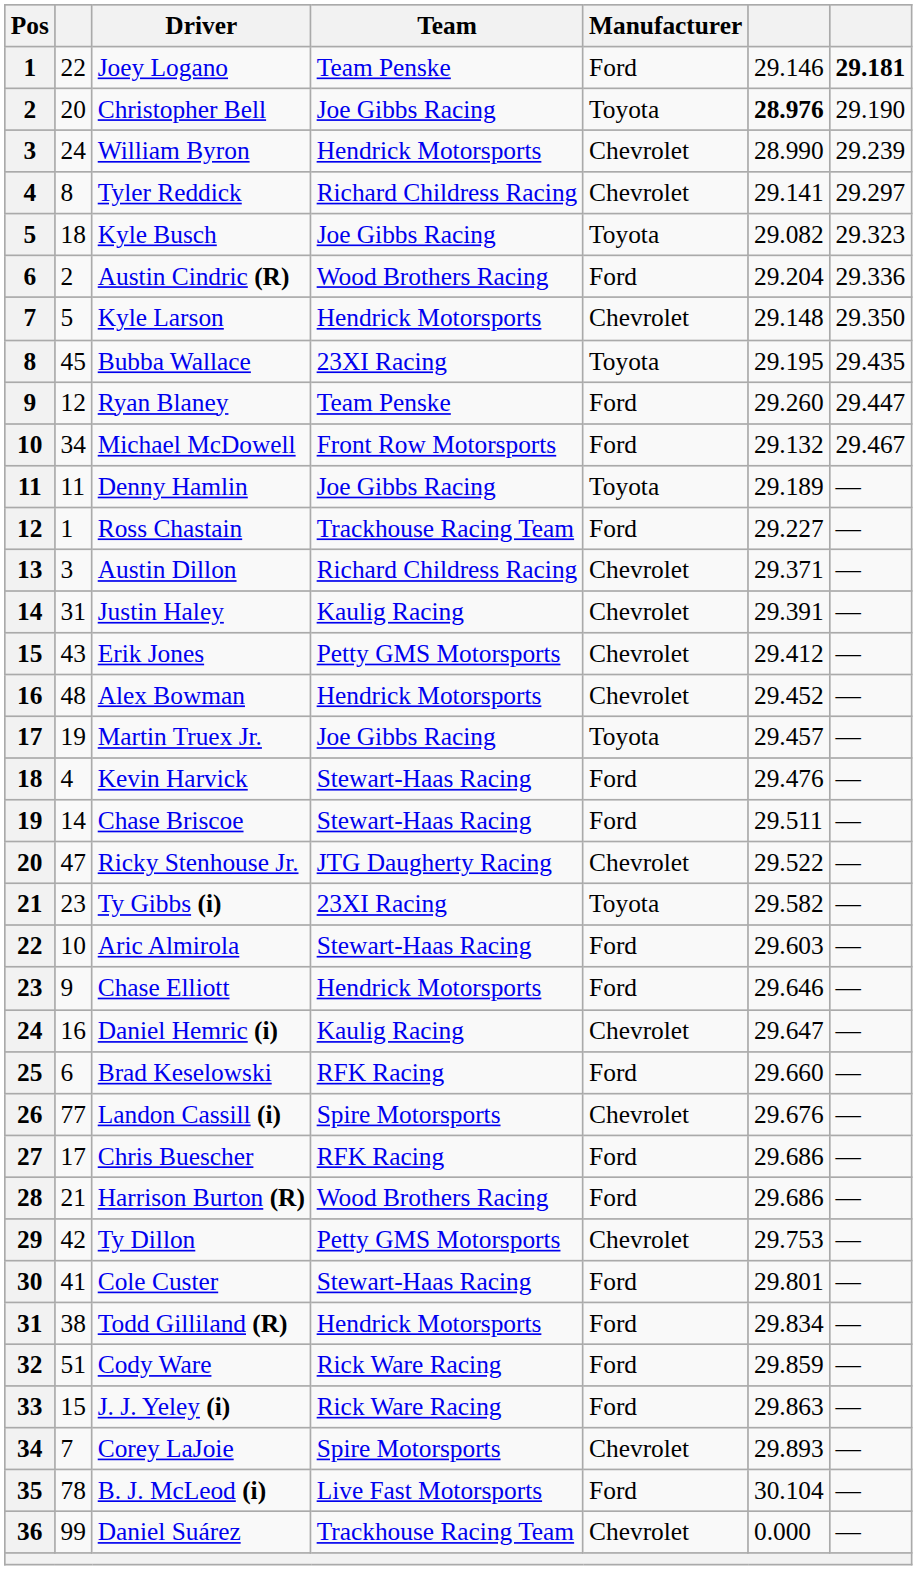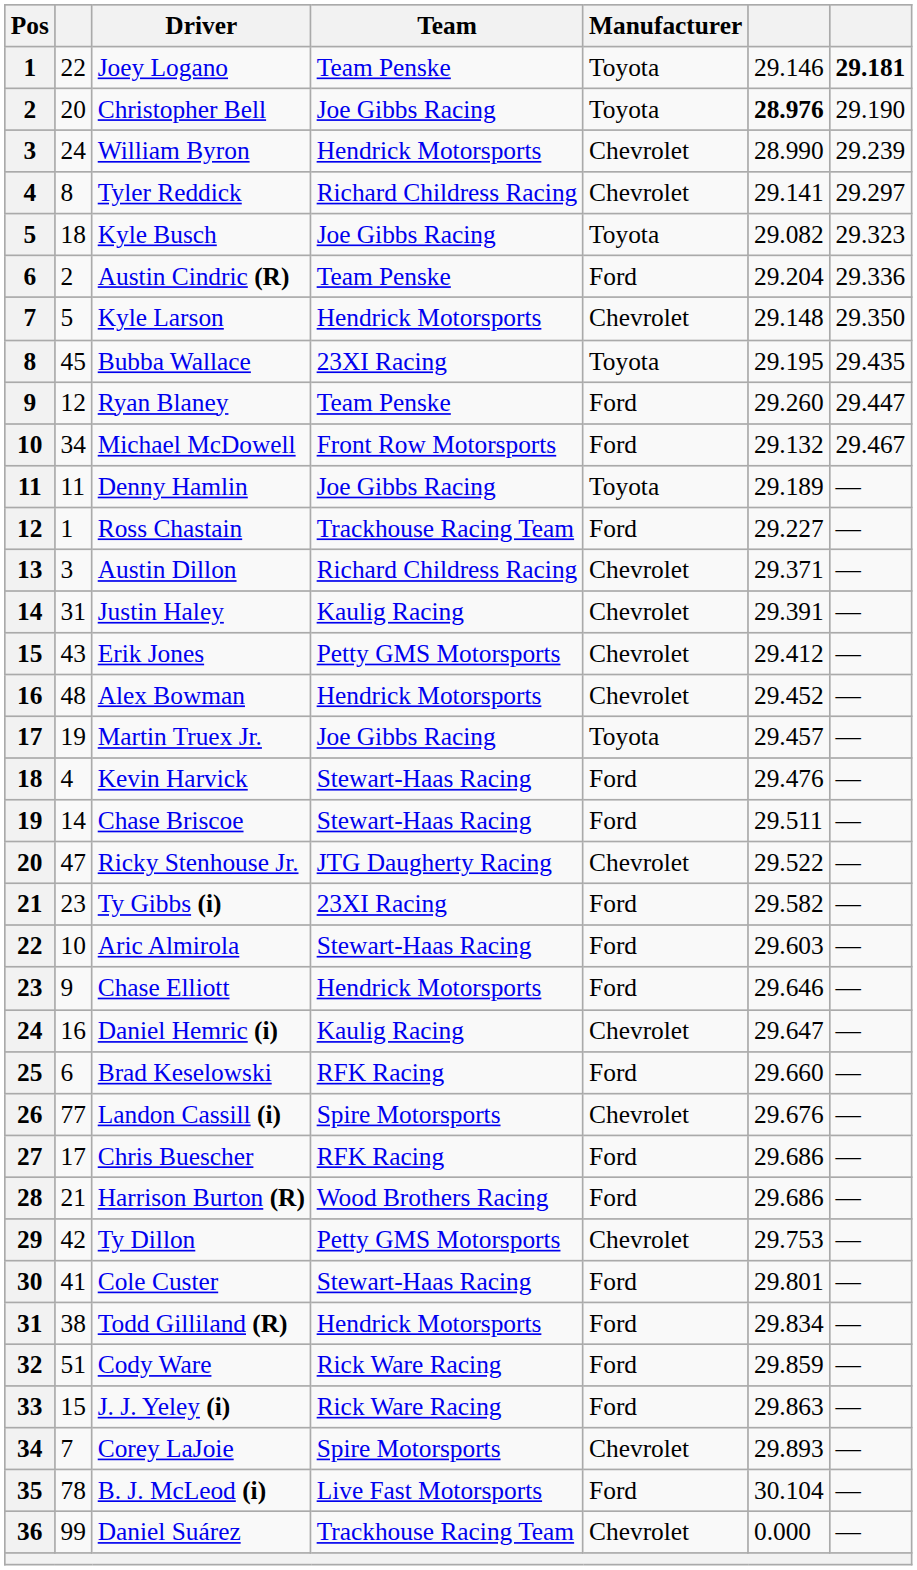(613, 67) Ford -> (624, 67) Toyota
(433, 276) Wood Brothers Racing -> (384, 276) Team Penske
(624, 904) Toyota -> (613, 904) Ford
